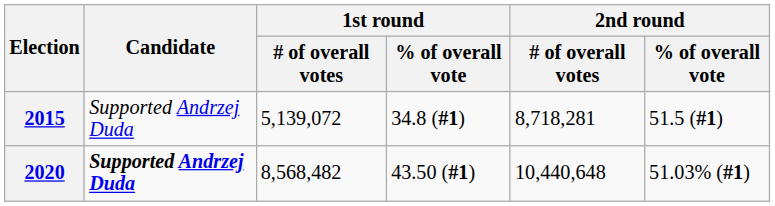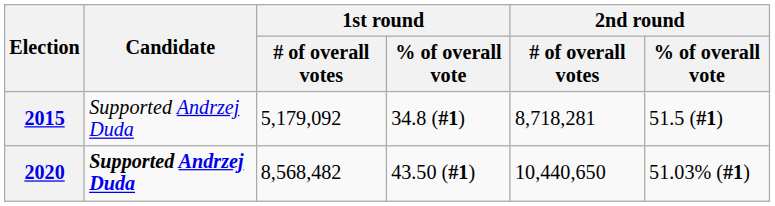(301, 118) 5,139,072 -> (301, 118) 5,179,092
(560, 173) 10,440,648 -> (560, 173) 10,440,650
